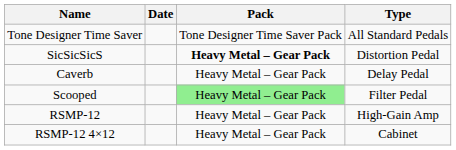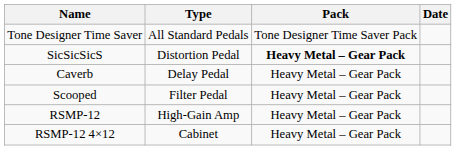columns swapped: (398, 14) <-> (161, 14)
(261, 94) lightgreen background -> (336, 94) no background
